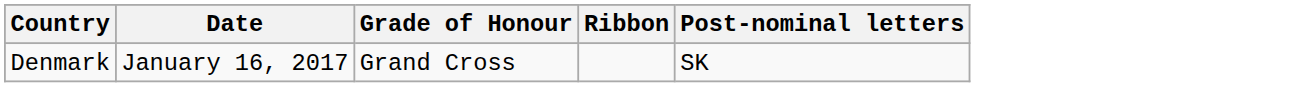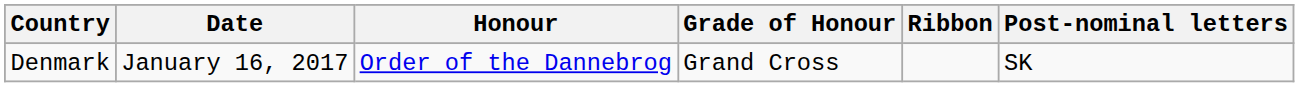+ column: (516, 24)
